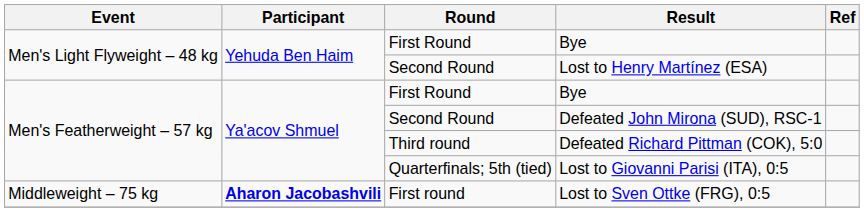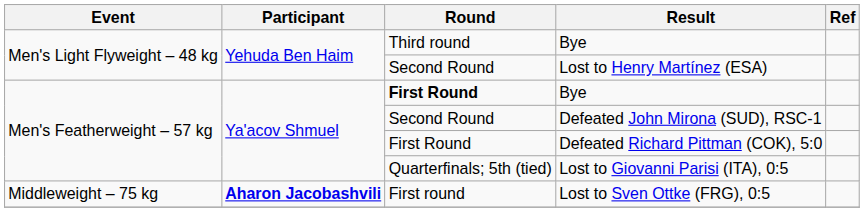(430, 43) First Round -> (429, 43) Third round
(430, 93) normal -> (433, 93) bold
(429, 144) Third round -> (430, 144) First Round
